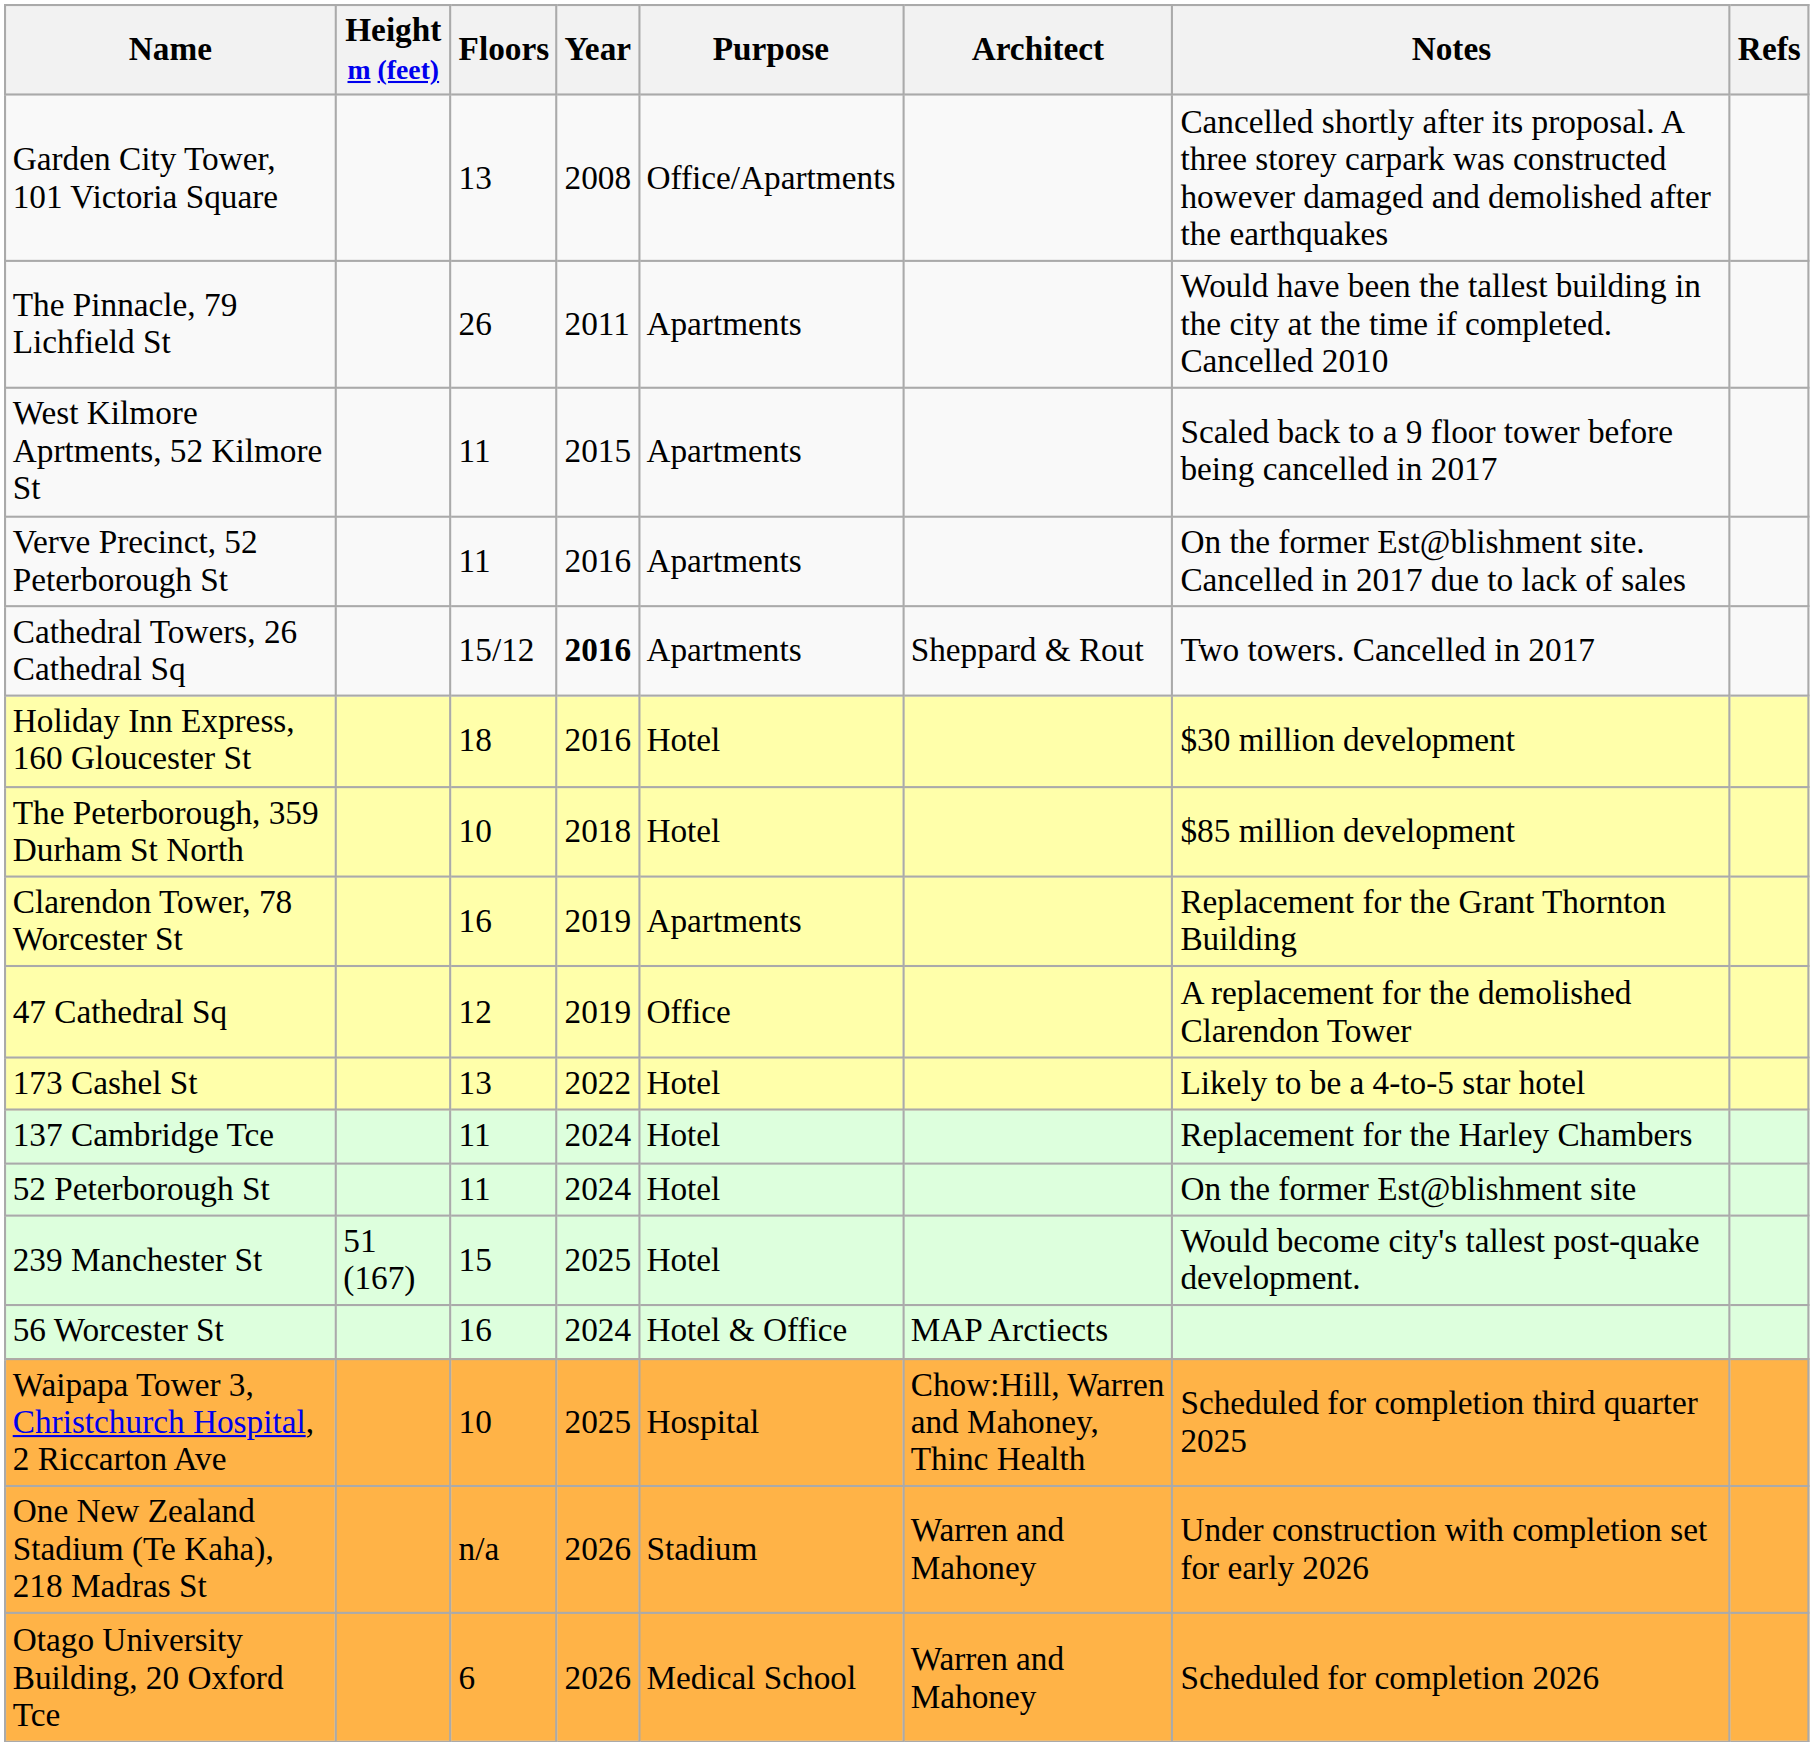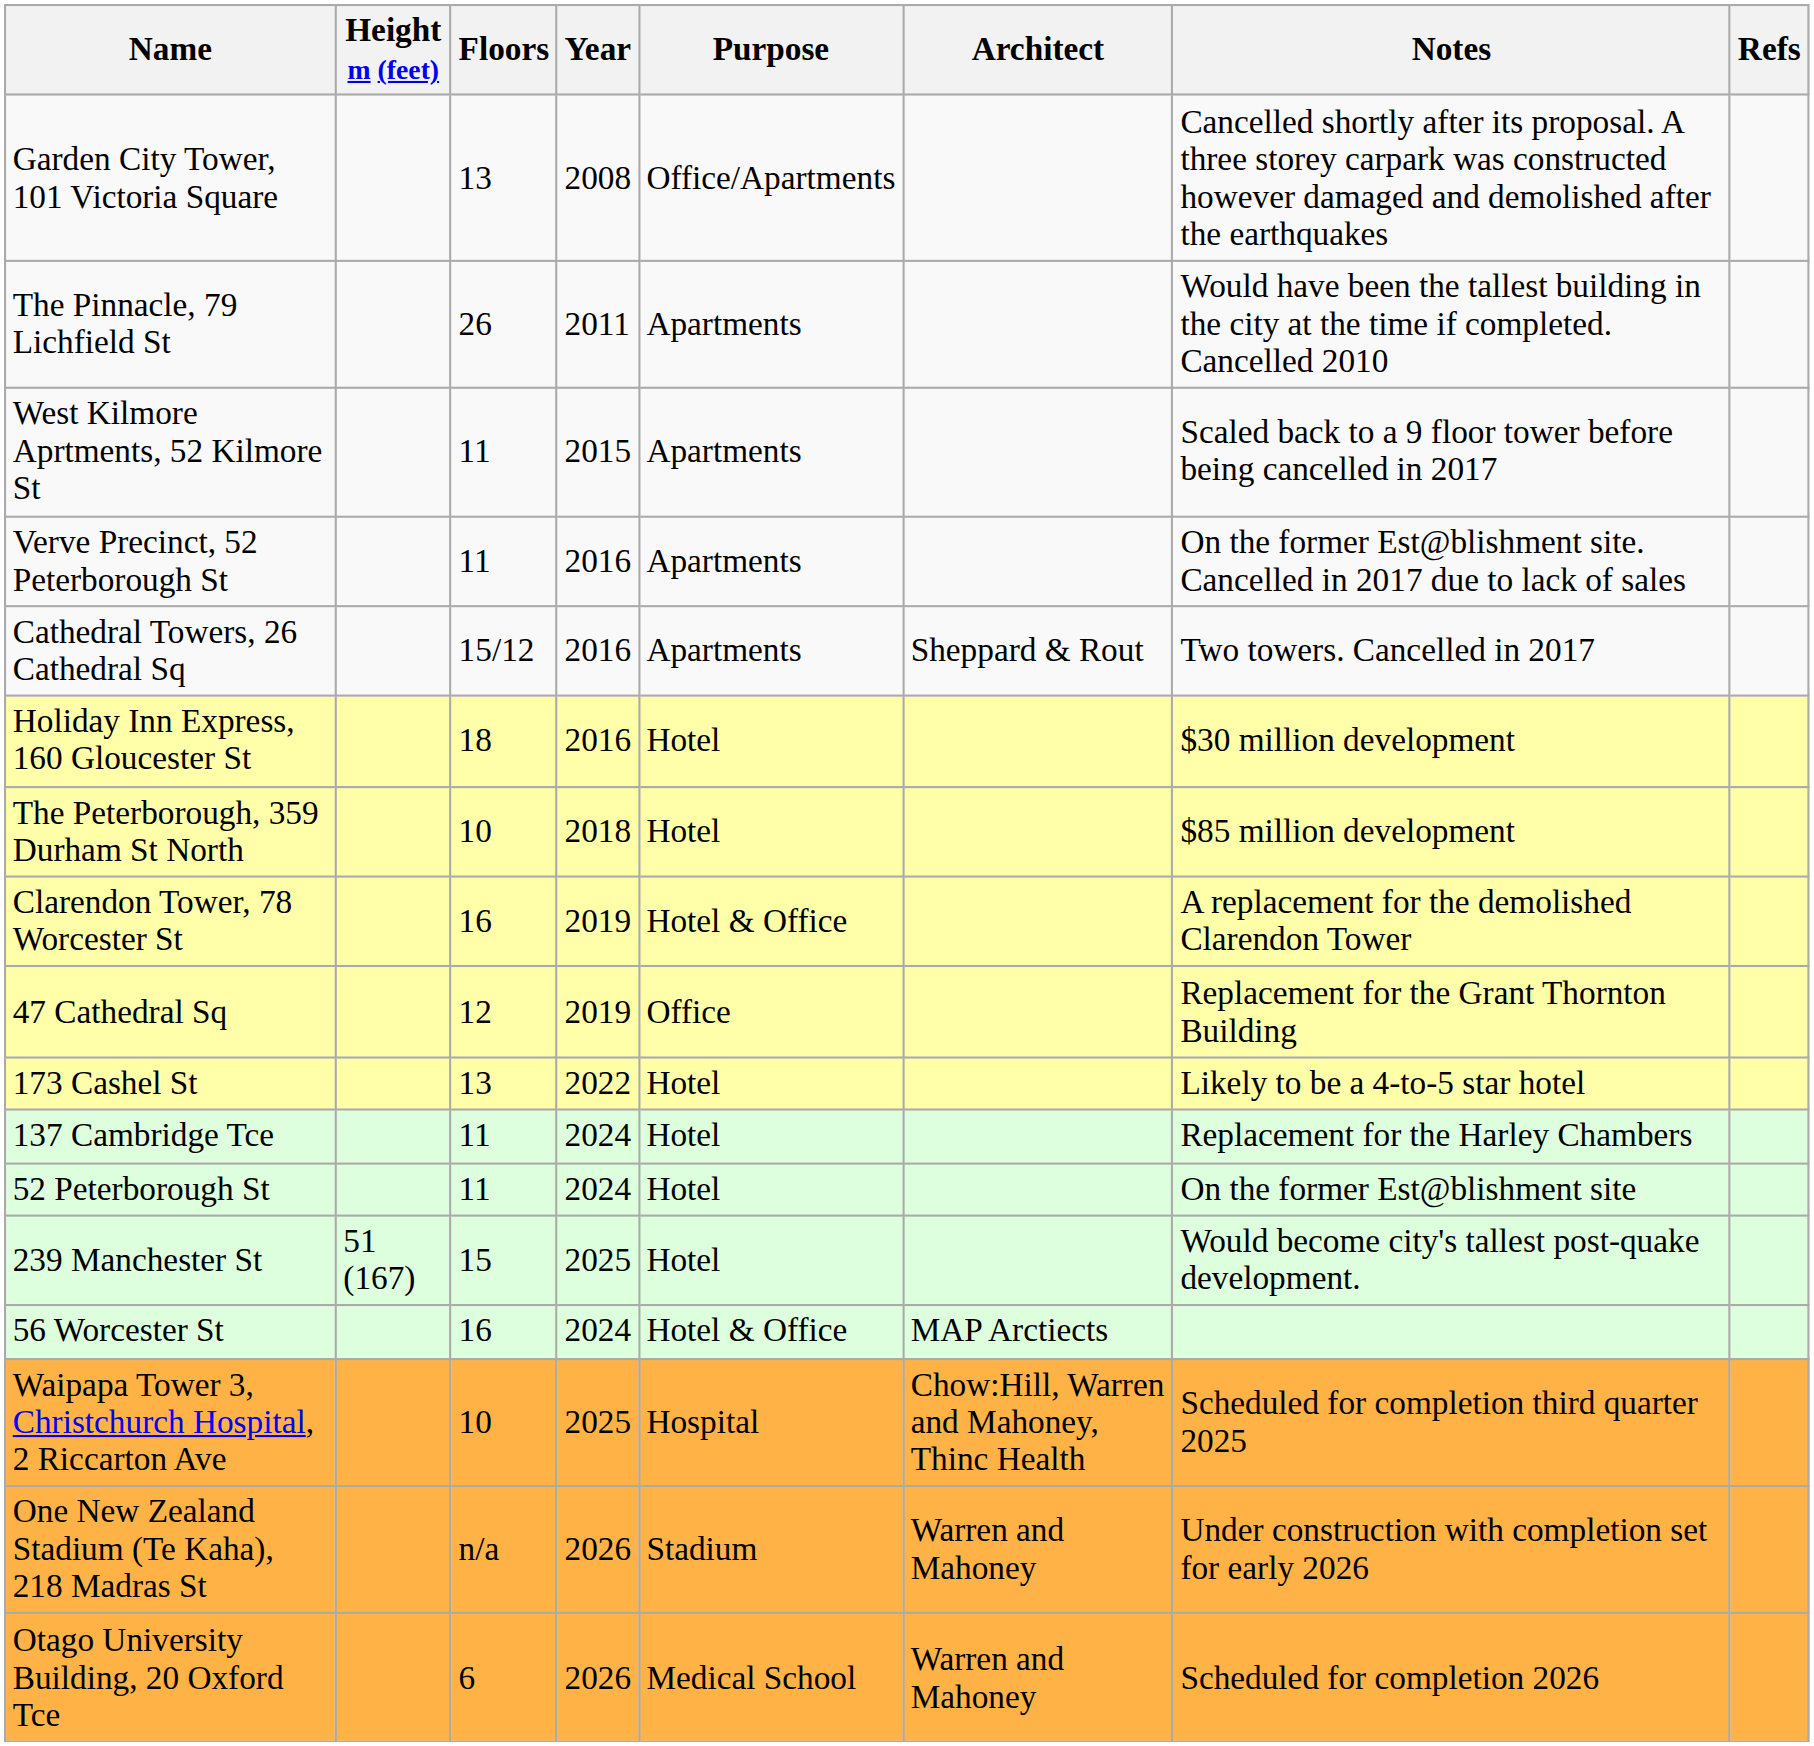(598, 650) bold -> (598, 650) normal
(724, 921) Apartments -> (747, 921) Hotel & Office
(1423, 921) Replacement for the Grant Thornton Building -> (1406, 921) A replacement for the demolished Clarendon Tower
(1406, 1011) A replacement for the demolished Clarendon Tower -> (1423, 1011) Replacement for the Grant Thornton Building
